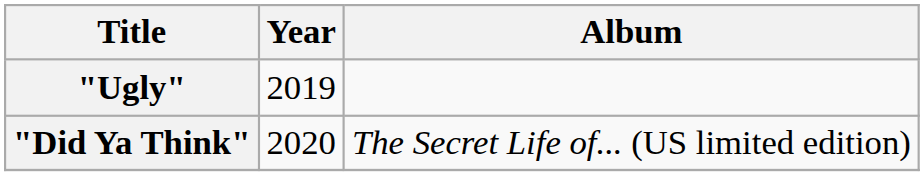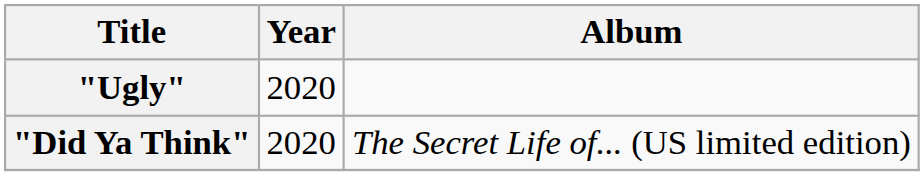(301, 87) 2019 -> (301, 87) 2020
